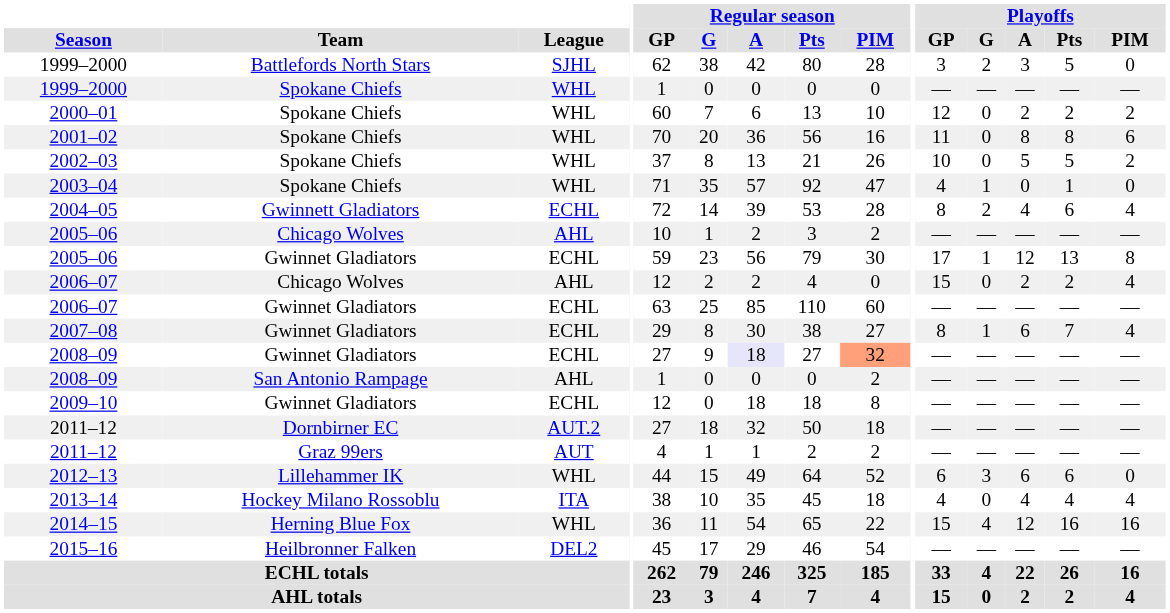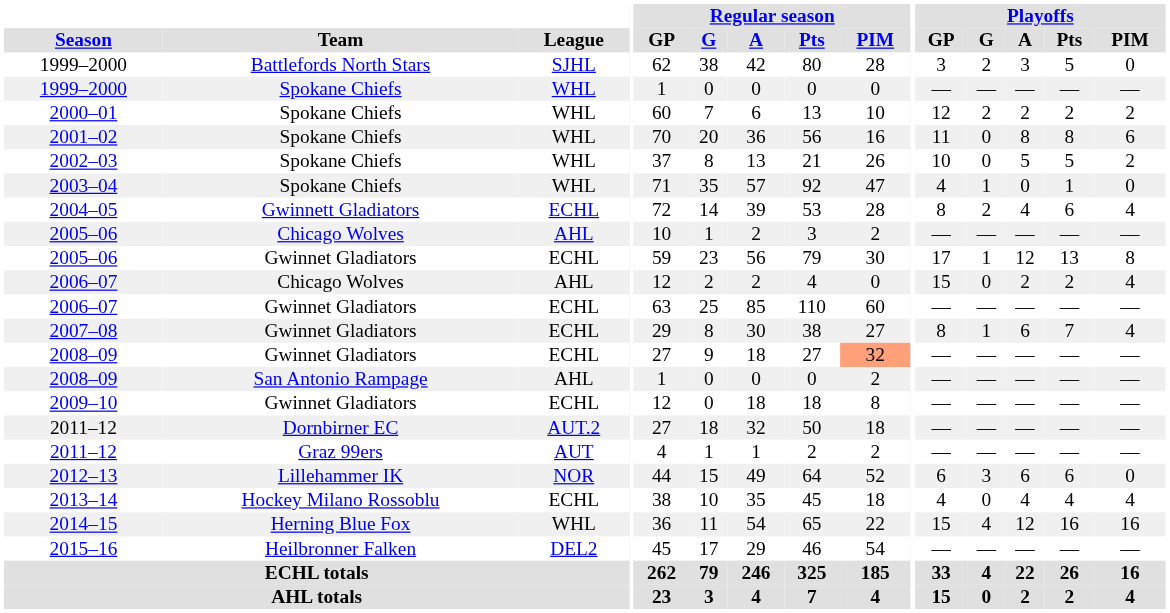(986, 112) 0 -> (986, 112) 2
(756, 354) lavender background -> (756, 354) no background
(574, 475) WHL -> (574, 475) NOR
(574, 499) ITA -> (574, 499) ECHL
